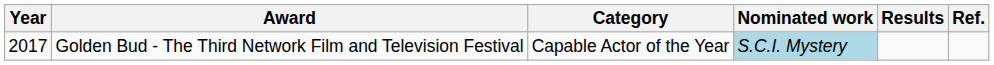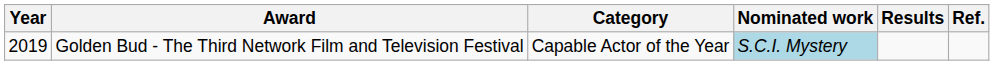(28, 45) 2017 -> (28, 45) 2019
